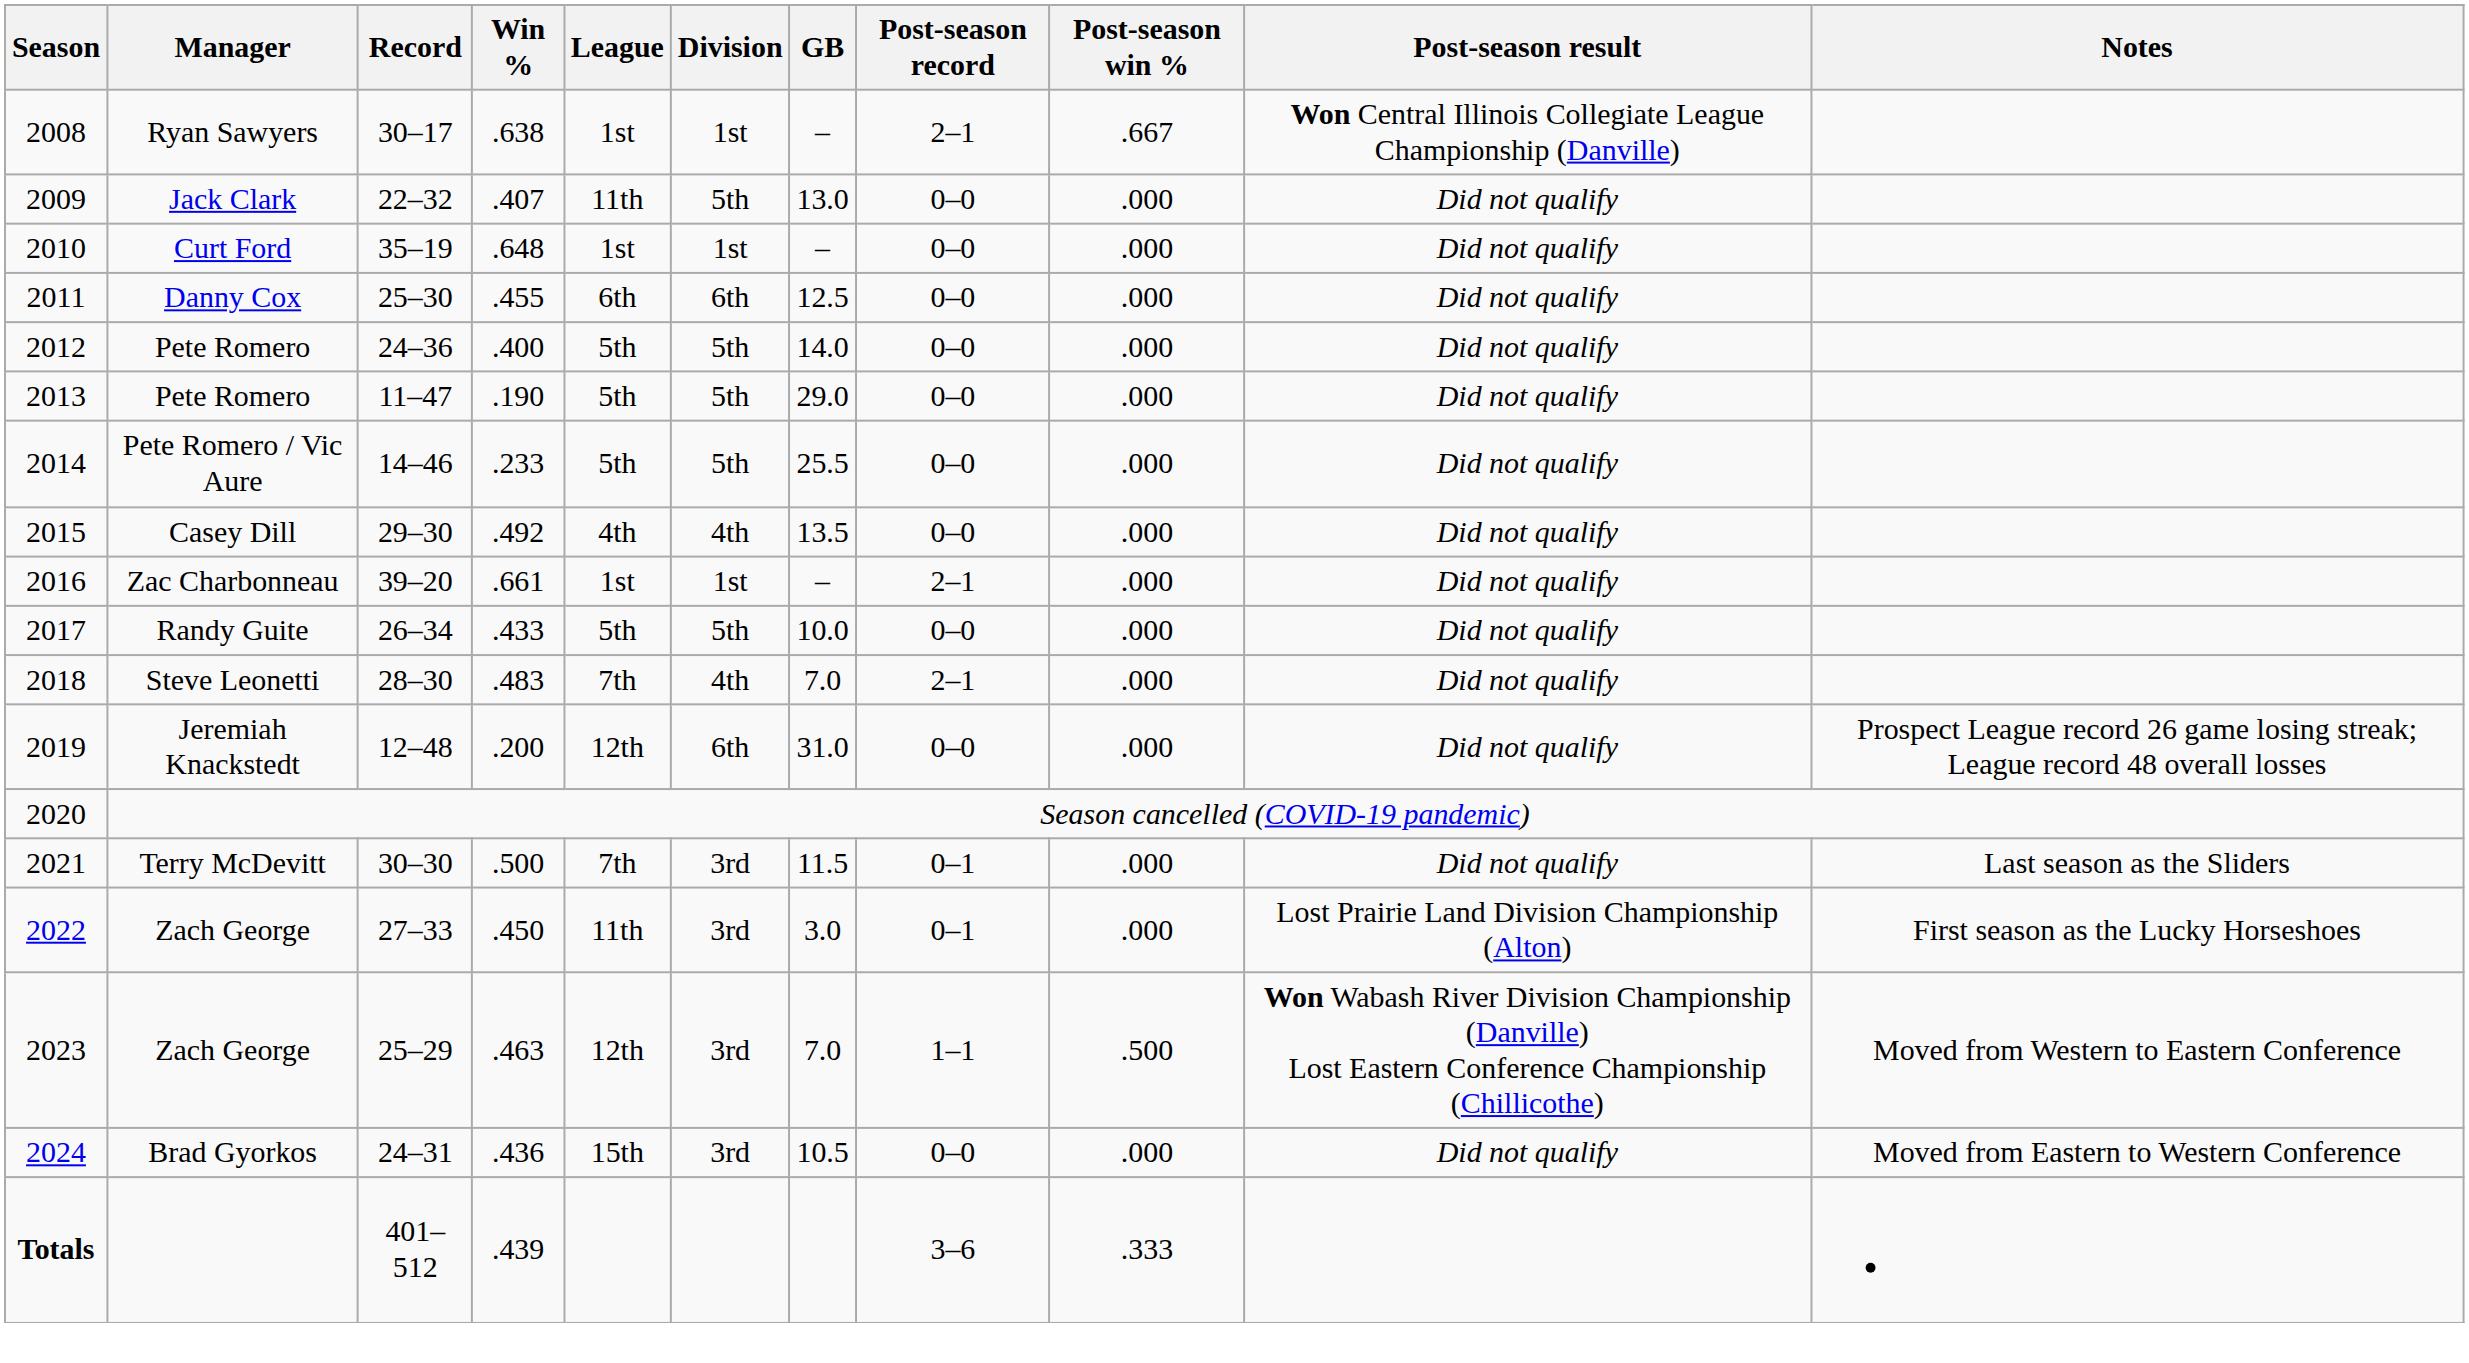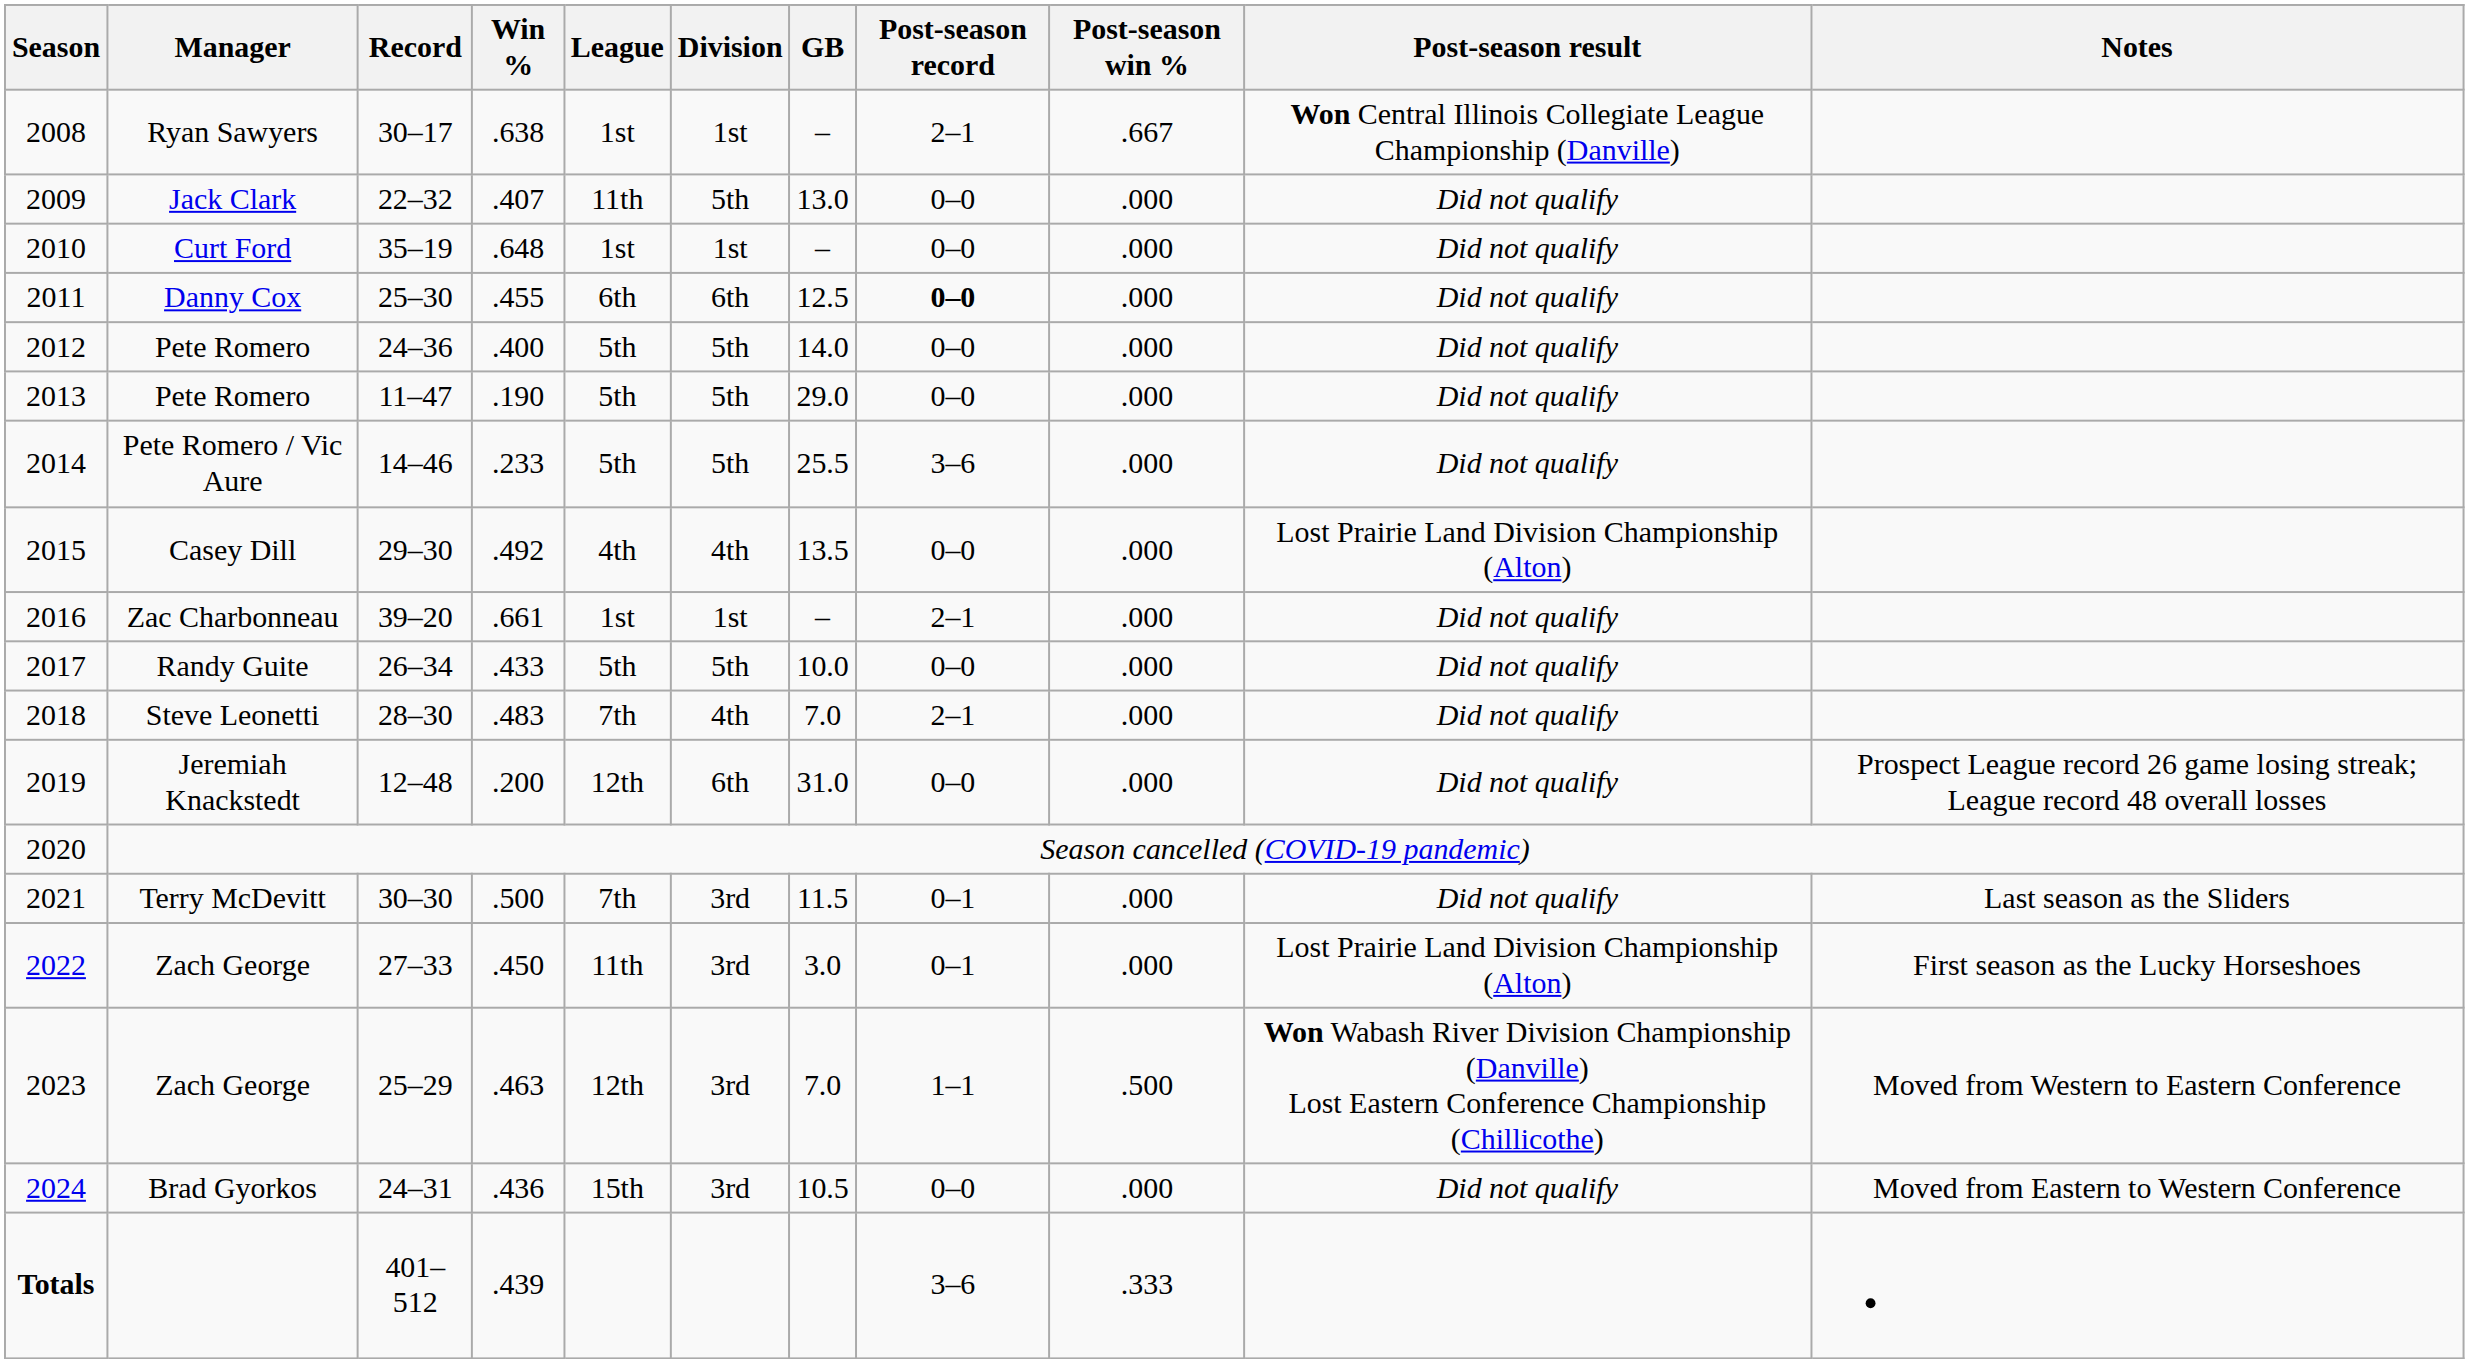(953, 297) normal -> (953, 297) bold
(953, 463) 0–0 -> (953, 463) 3–6
(1527, 530) Did not qualify -> (1527, 548) Lost Prairie Land Division Championship (Alton)
